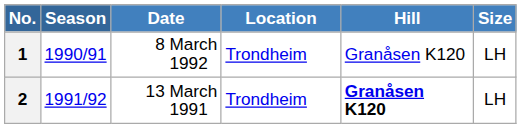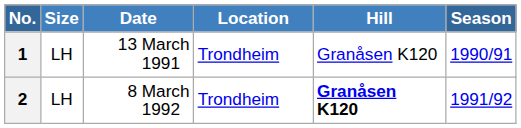columns swapped: (76, 18) <-> (495, 18)
(186, 54) 8 March 1992 -> (154, 54) 13 March 1991
(181, 100) 13 March 1991 -> (158, 100) 8 March 1992
